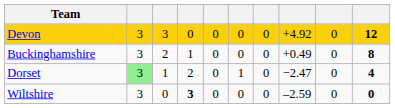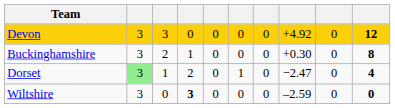(297, 53) +0.49 -> (297, 53) +0.30
